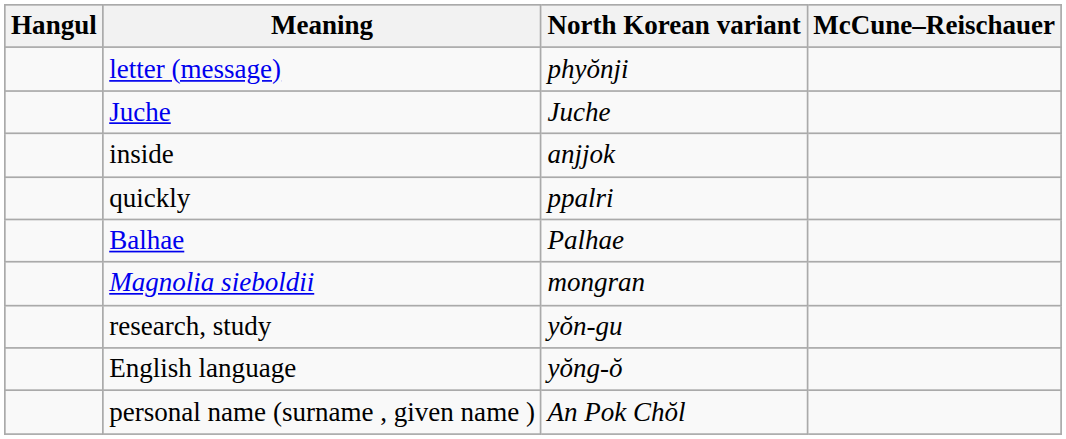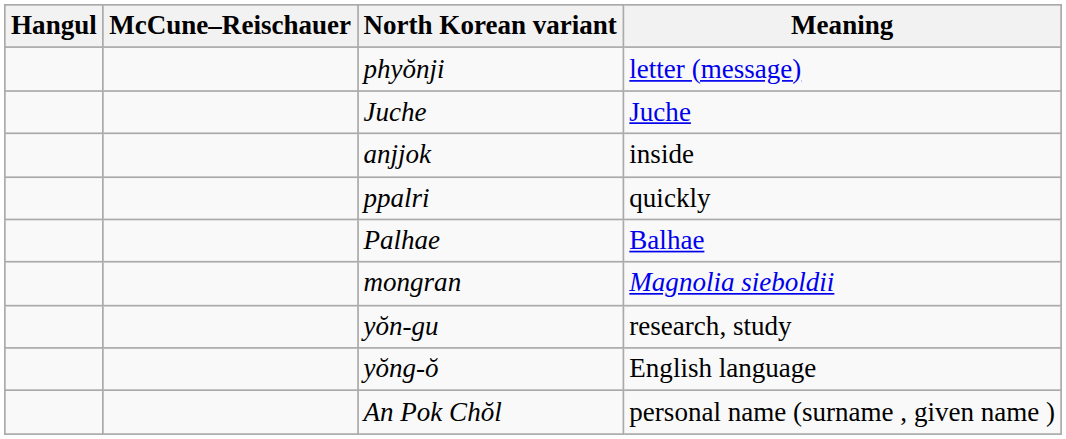columns swapped: (934, 25) <-> (322, 25)
